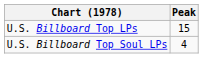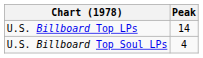(184, 29) 15 -> (184, 29) 14
